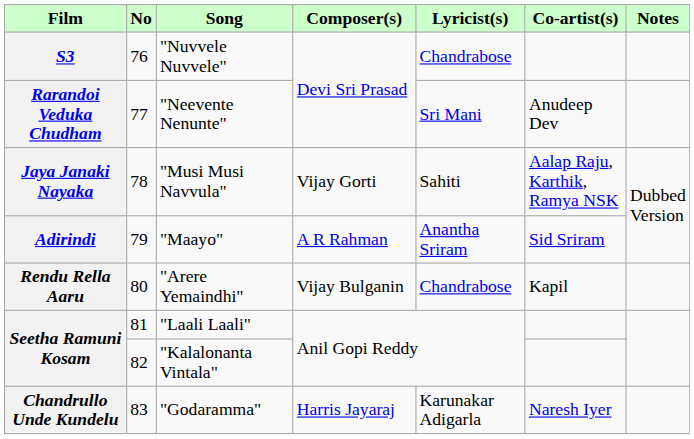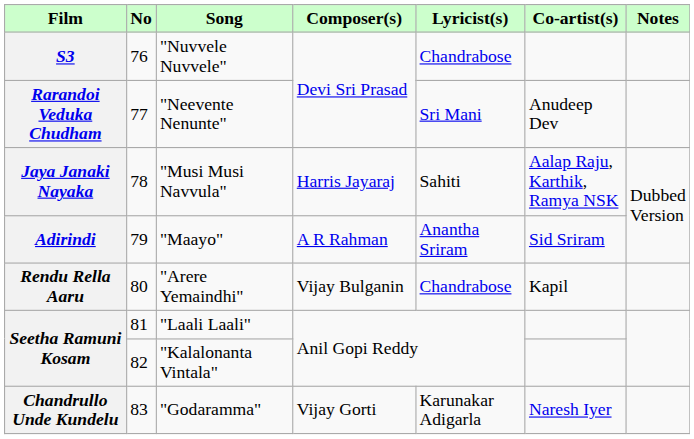(337, 181) Vijay Gorti -> (346, 181) Harris Jayaraj
(346, 410) Harris Jayaraj -> (337, 410) Vijay Gorti
